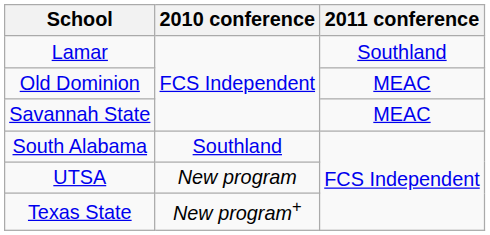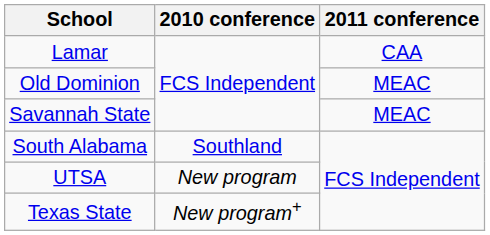(402, 51) Southland -> (402, 51) CAA
